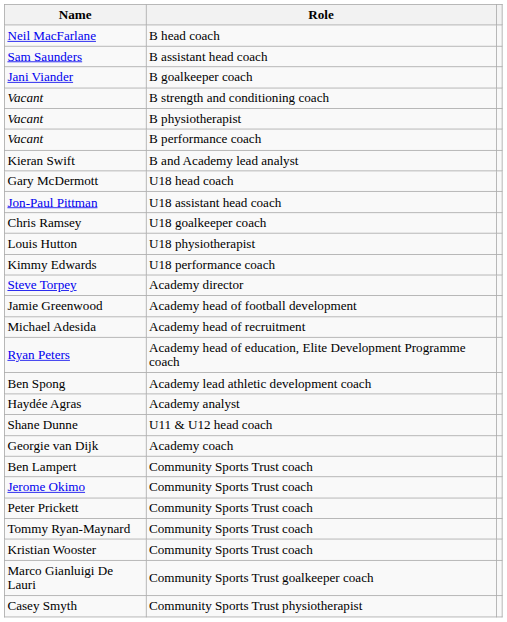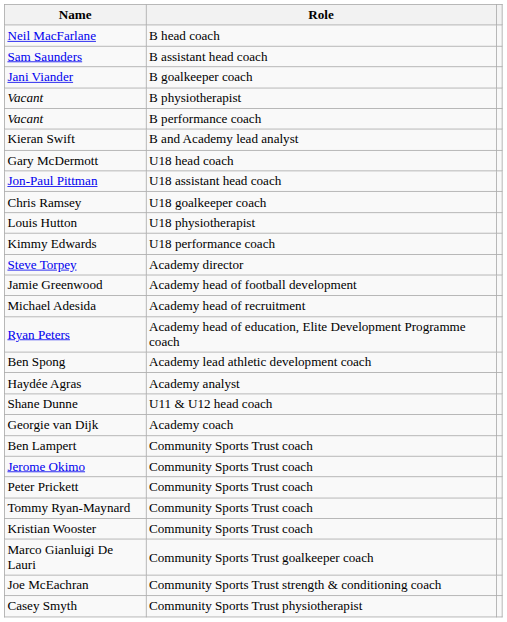- row: (25, 98)
+ row: (48, 585)
